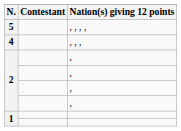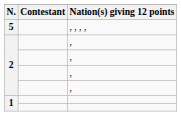- row: (11, 42)
